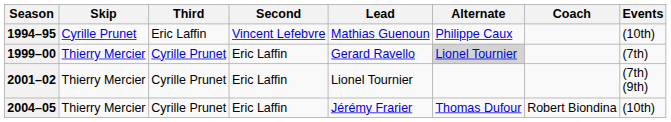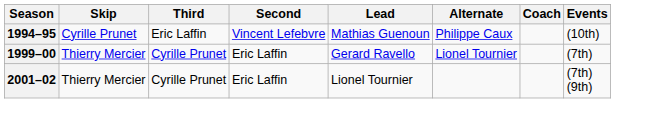(476, 53) lightgrey background -> (476, 53) no background
- row: (32, 107)
